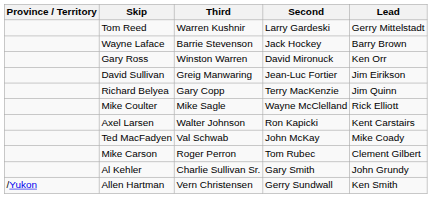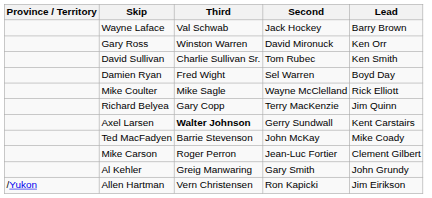- row: (124, 28)
(215, 43) Barrie Stevenson -> (202, 28) Val Schwab
(214, 75) Greig Manwaring -> (218, 59) Charlie Sullivan Sr.
(301, 75) Jean-Luc Fortier -> (290, 59) Tom Rubec
(379, 75) Jim Eirikson -> (375, 59) Ken Smith
+ row: (131, 75)
rows swapped: (129, 106) <-> (135, 91)
(211, 122) normal -> (214, 122) bold
(291, 122) Ron Kapicki -> (299, 122) Gerry Sundwall
(202, 138) Val Schwab -> (215, 138) Barrie Stevenson
(290, 153) Tom Rubec -> (301, 153) Jean-Luc Fortier
(218, 169) Charlie Sullivan Sr. -> (214, 169) Greig Manwaring
(299, 185) Gerry Sundwall -> (291, 185) Ron Kapicki
(375, 185) Ken Smith -> (379, 185) Jim Eirikson
